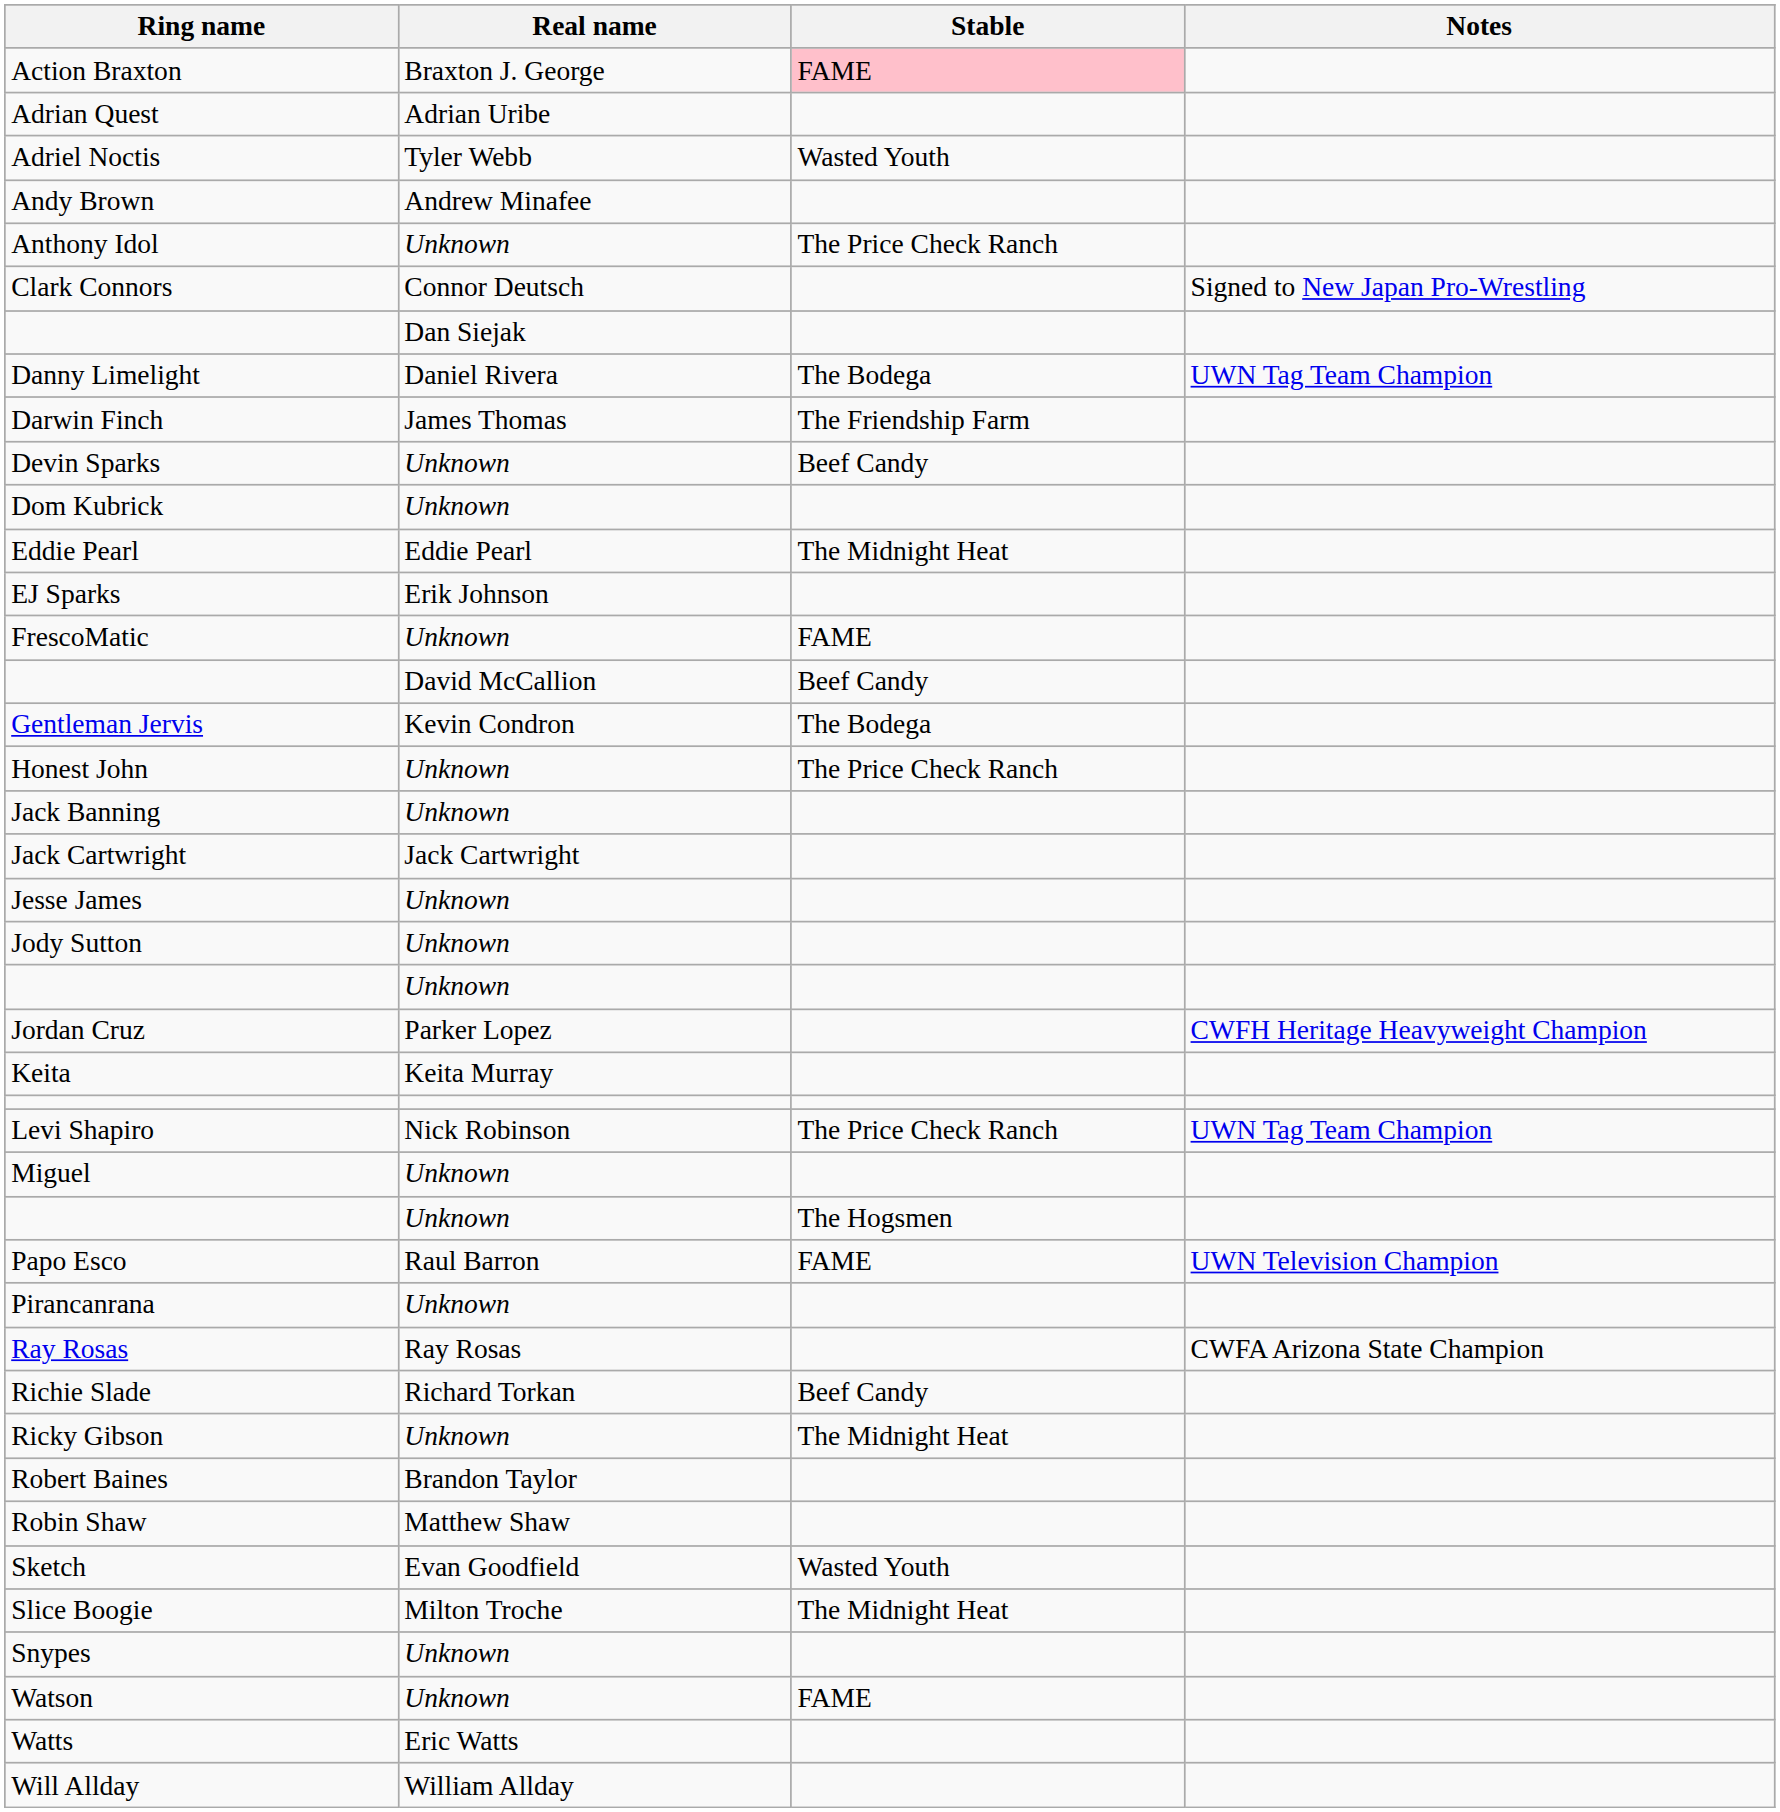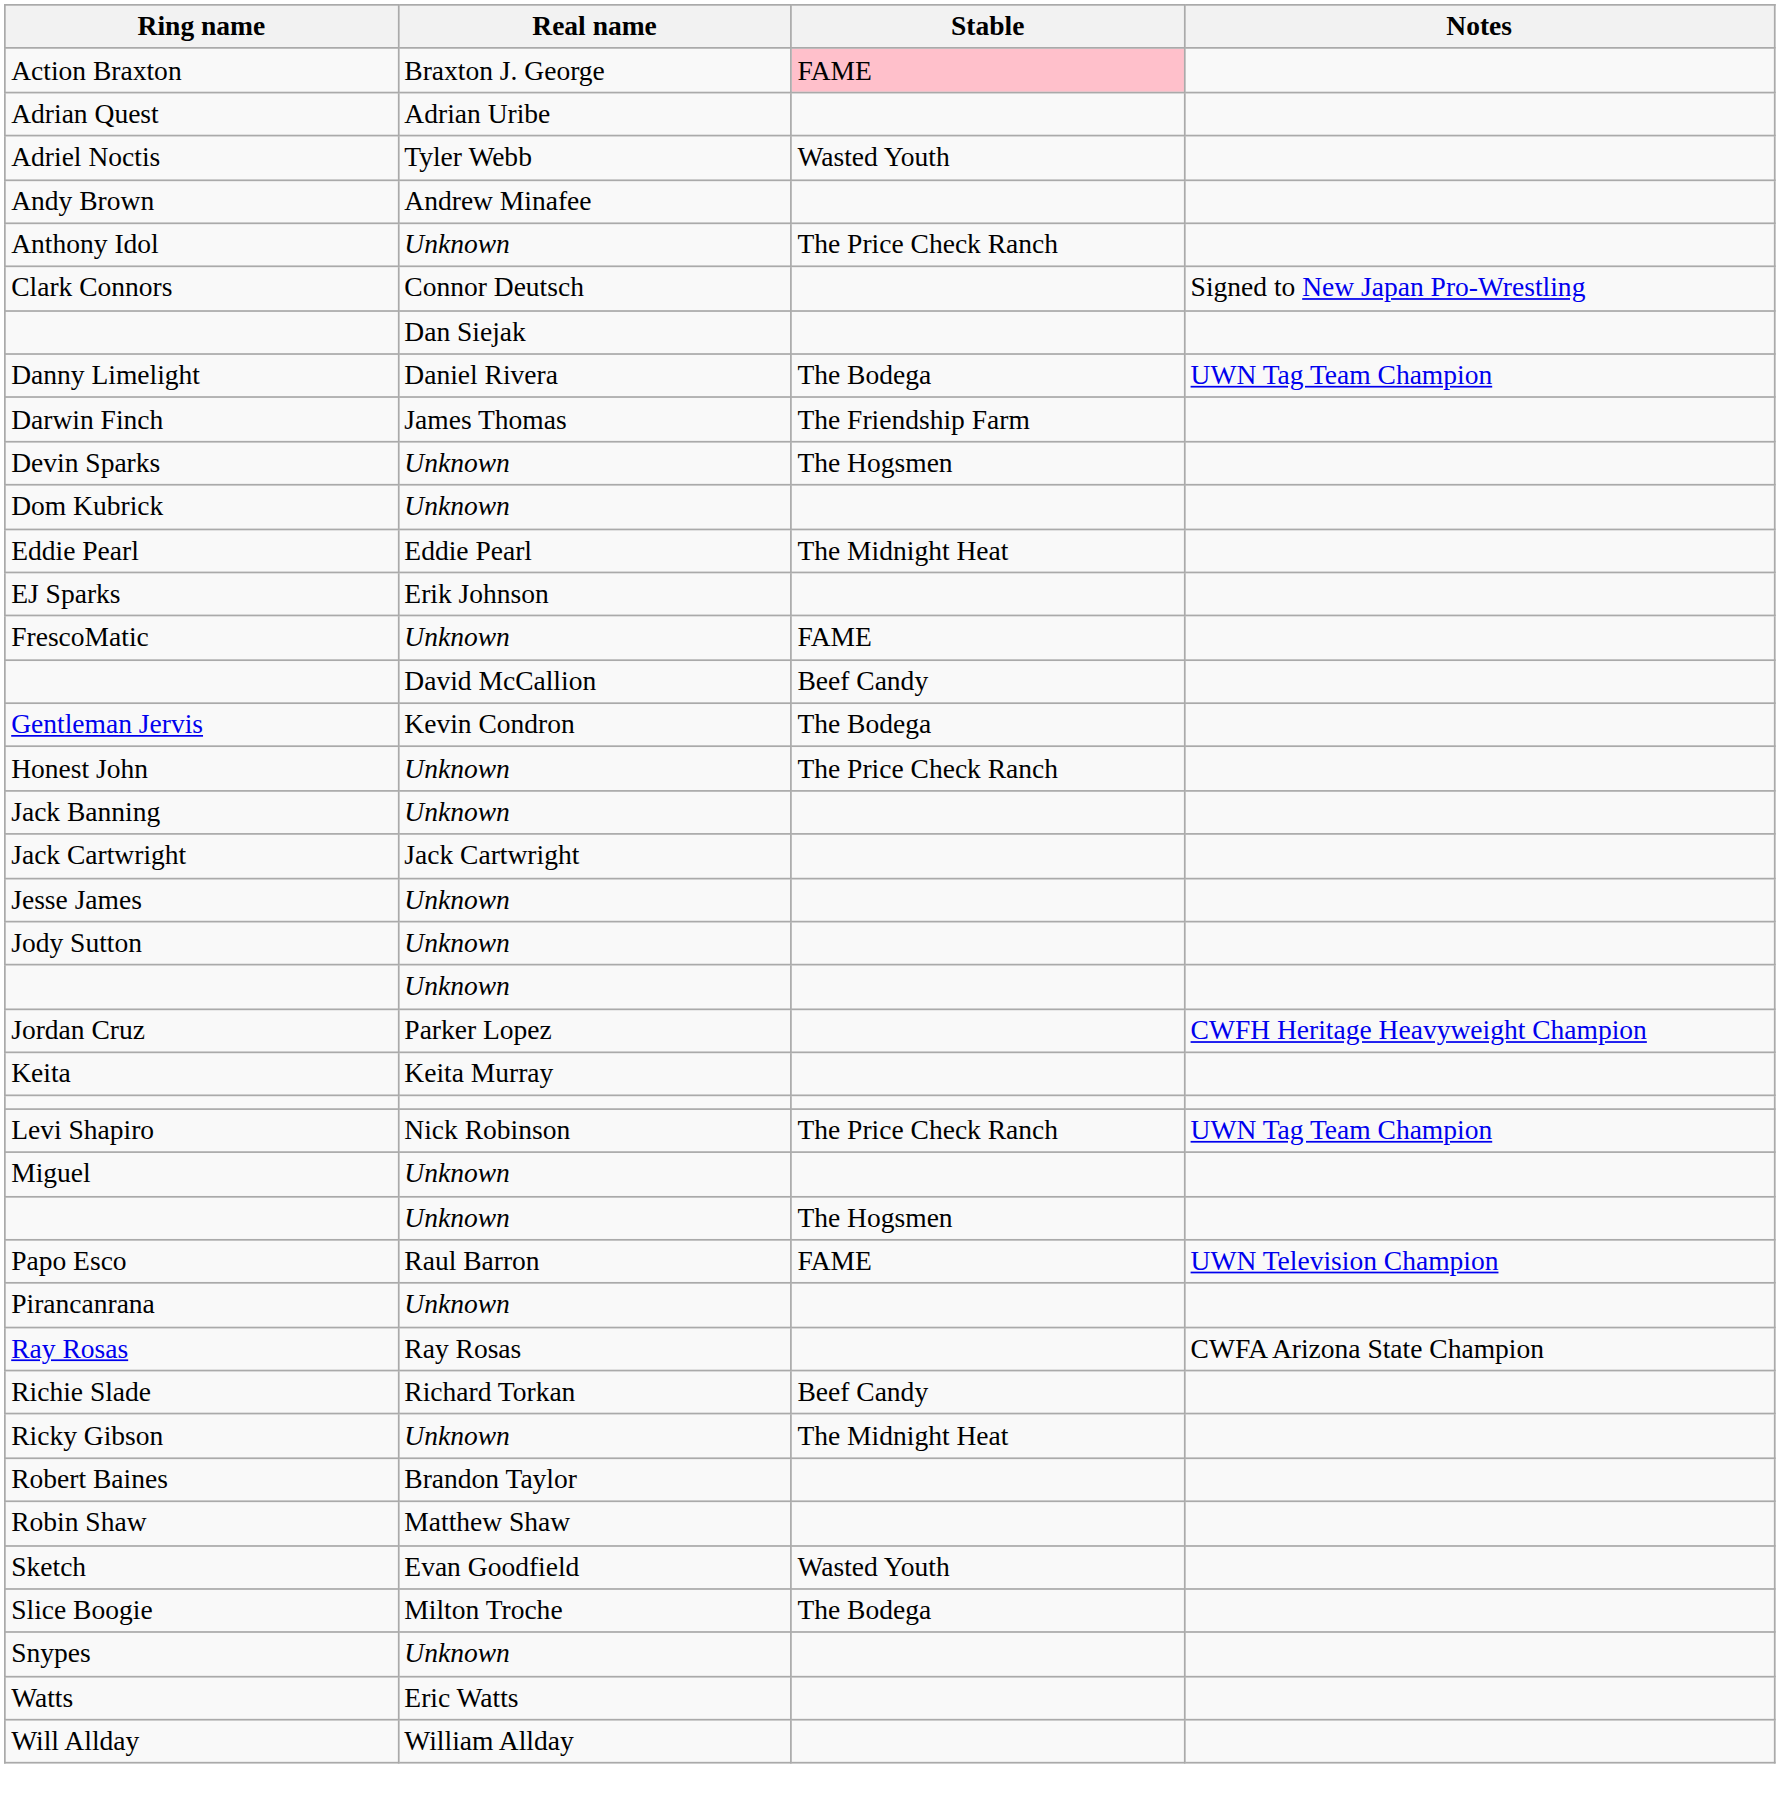(863, 462) Beef Candy -> (875, 462) The Hogsmen
(903, 1610) The Midnight Heat -> (864, 1610) The Bodega
- row: (52, 1697)
